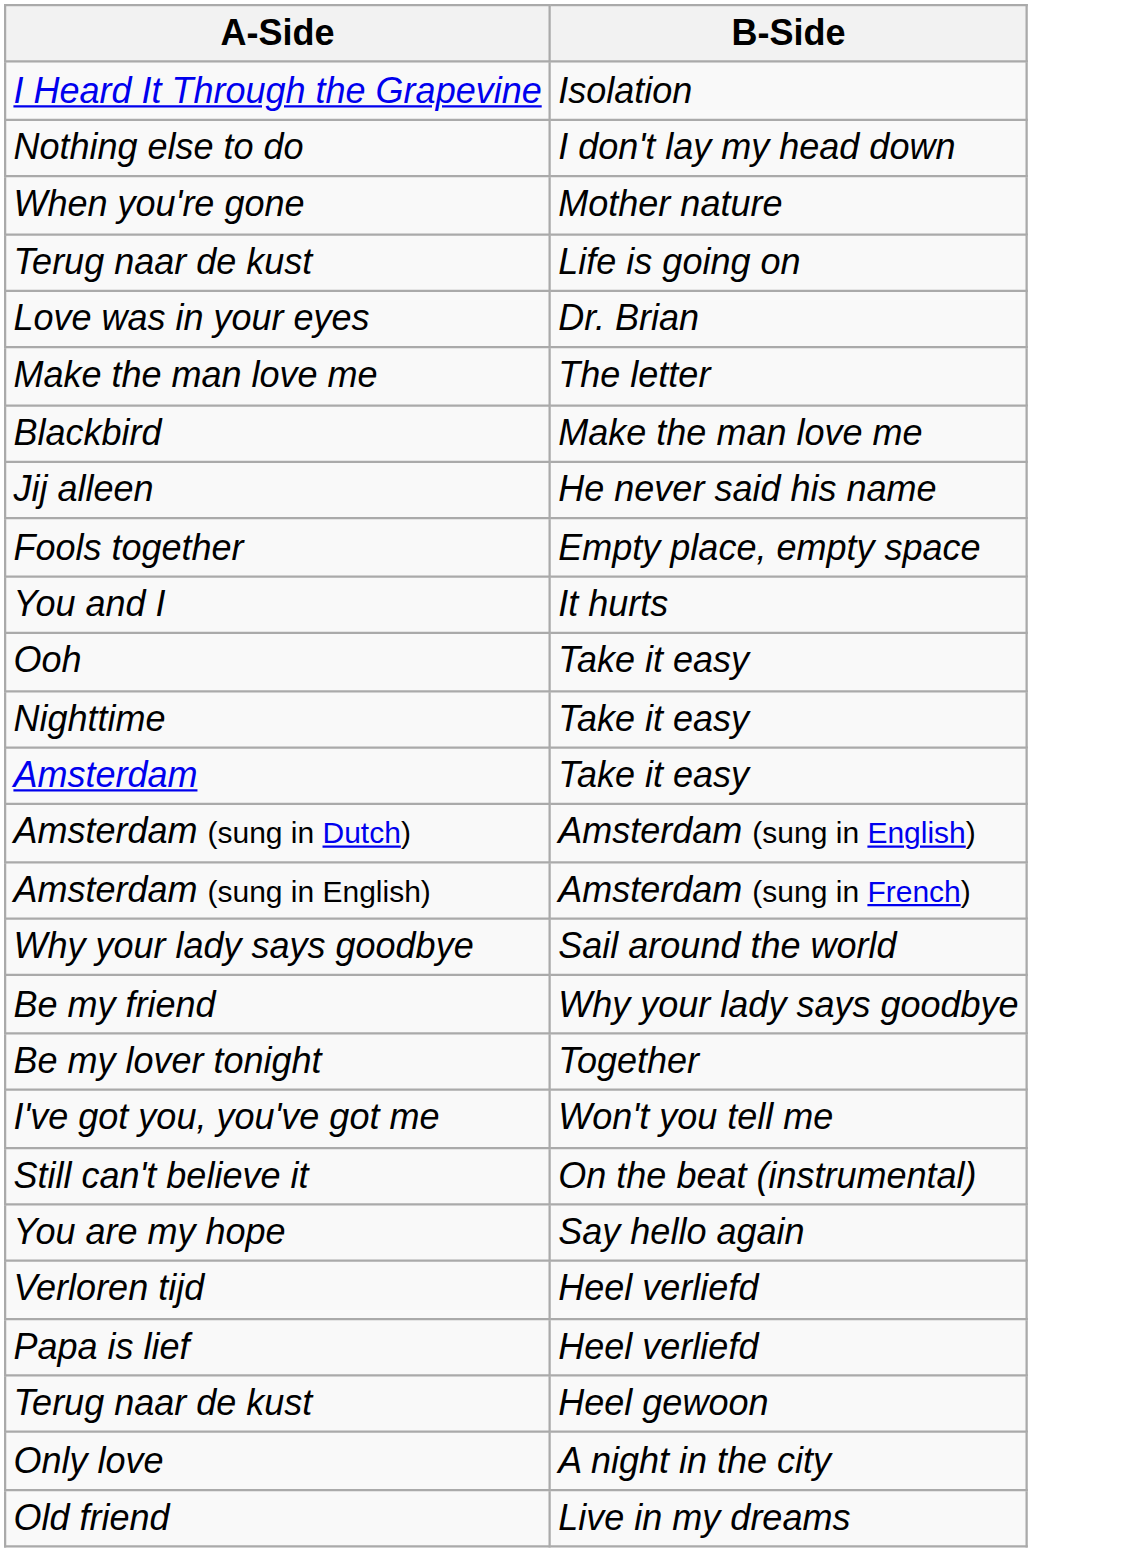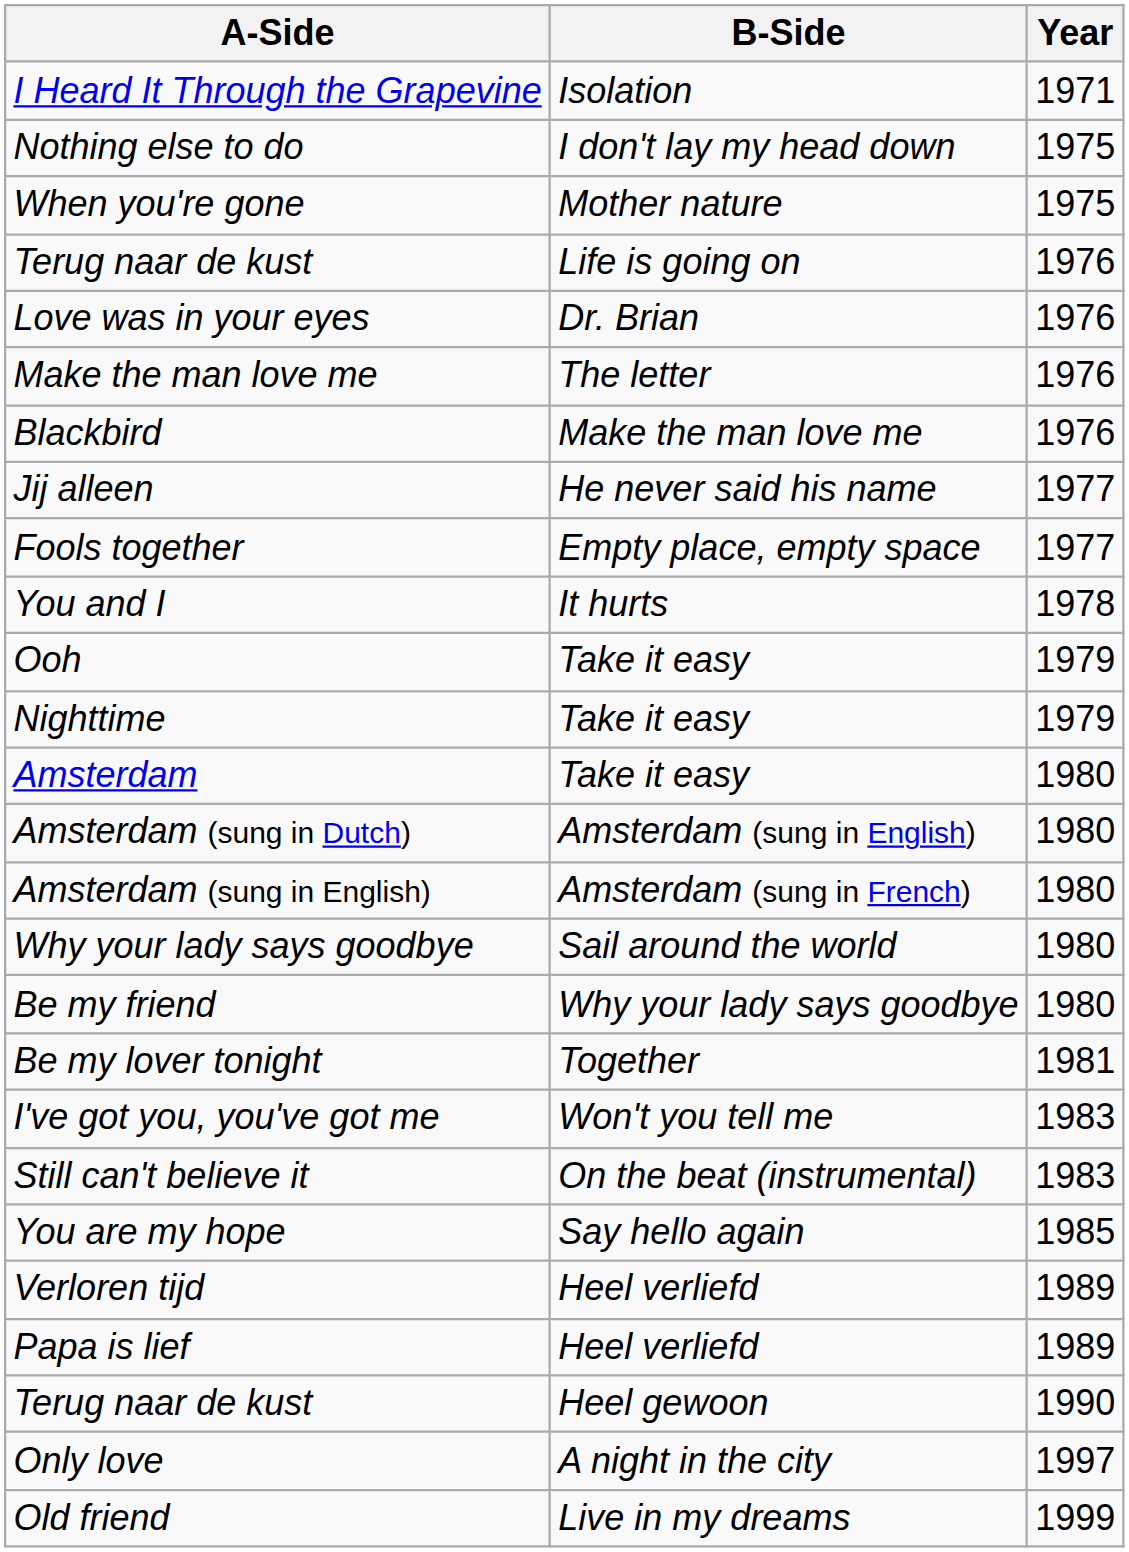+ column: (1075, 33)
